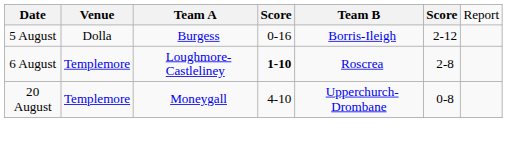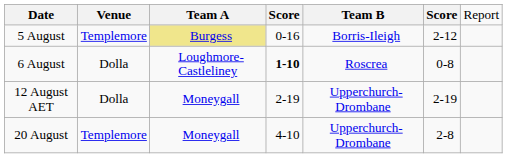(97, 35) Dolla -> (114, 35) Templemore
(195, 35) no background -> (208, 35) khaki background
(97, 63) Templemore -> (114, 63) Dolla
(442, 63) 2-8 -> (442, 63) 0-8
+ row: (41, 99)
(442, 99) 0-8 -> (442, 135) 2-8
